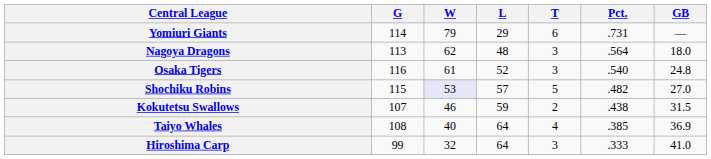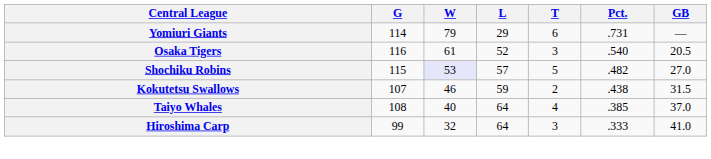- row: (188, 51)
(681, 70) 24.8 -> (681, 51) 20.5
(681, 126) 36.9 -> (681, 107) 37.0
